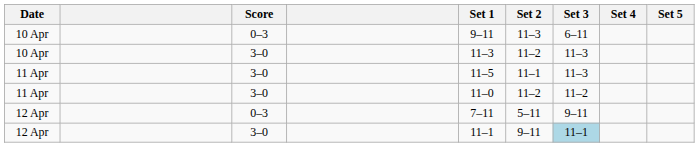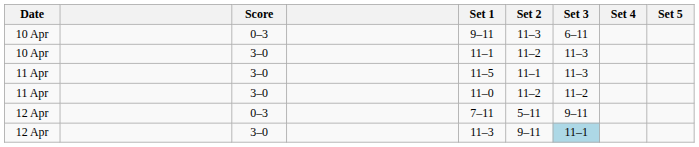(482, 54) 11–3 -> (482, 54) 11–1
(482, 133) 11–1 -> (482, 133) 11–3
